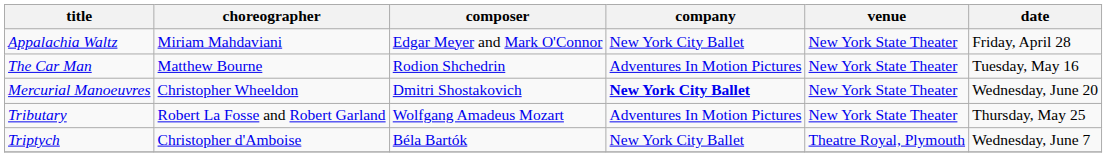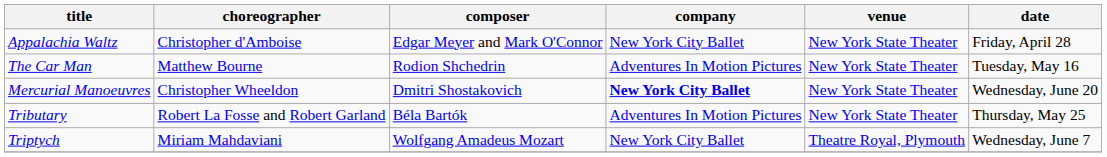(220, 41) Miriam Mahdaviani -> (229, 41) Christopher d'Amboise
(478, 115) Wolfgang Amadeus Mozart -> (430, 115) Béla Bartók
(229, 139) Christopher d'Amboise -> (220, 139) Miriam Mahdaviani
(430, 139) Béla Bartók -> (478, 139) Wolfgang Amadeus Mozart
